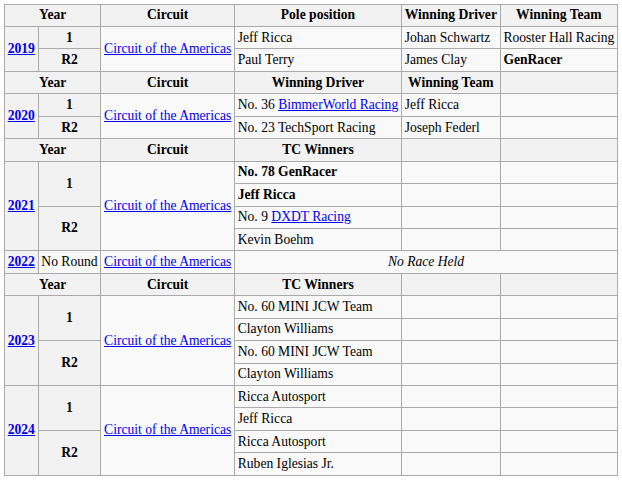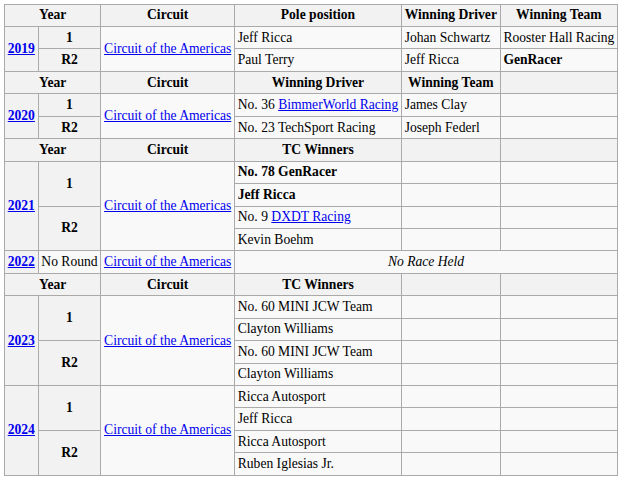(436, 60) James Clay -> (432, 60) Jeff Ricca
(432, 105) Jeff Ricca -> (436, 105) James Clay
